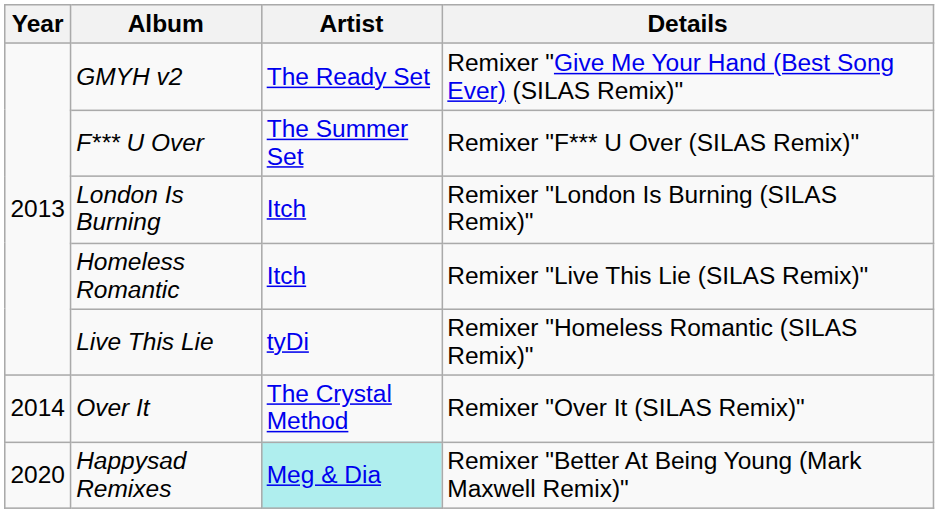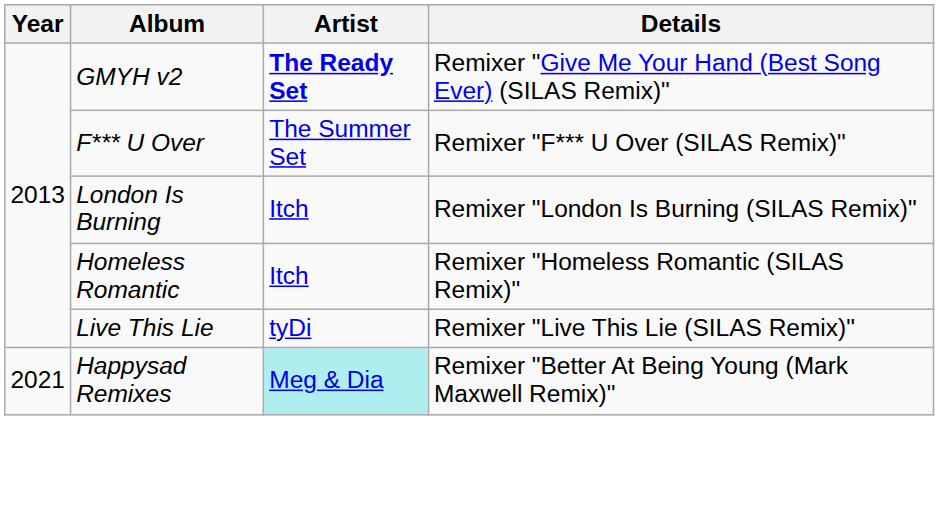(348, 76) normal -> (331, 76) bold
(658, 275) Remixer "Live This Lie (SILAS Remix)" -> (639, 275) Remixer "Homeless Romantic (SILAS Remix)"
(652, 341) Remixer "Homeless Romantic (SILAS Remix)" -> (644, 328) Remixer "Live This Lie (SILAS Remix)"
- row: (113, 408)
(38, 474) 2020 -> (38, 380) 2021
